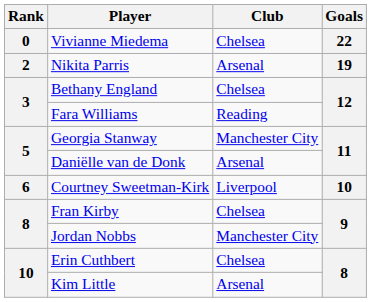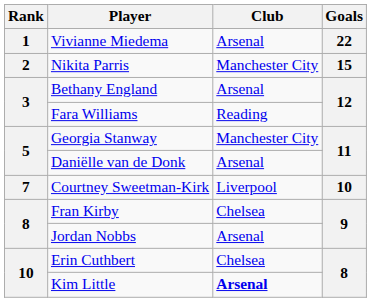(26, 41) 0 -> (26, 41) 1
(241, 41) Chelsea -> (240, 41) Arsenal
(240, 65) Arsenal -> (267, 65) Manchester City
(344, 65) 19 -> (344, 65) 15
(241, 89) Chelsea -> (240, 89) Arsenal
(26, 187) 6 -> (26, 187) 7
(267, 235) Manchester City -> (240, 235) Arsenal
(240, 284) normal -> (242, 284) bold
